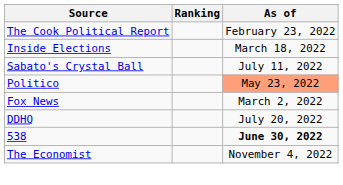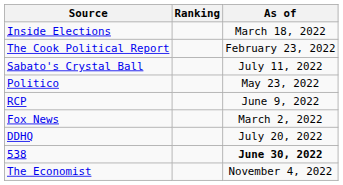rows swapped: (88, 31) <-> (59, 48)
(280, 84) lightsalmon background -> (280, 84) no background
+ row: (17, 101)
